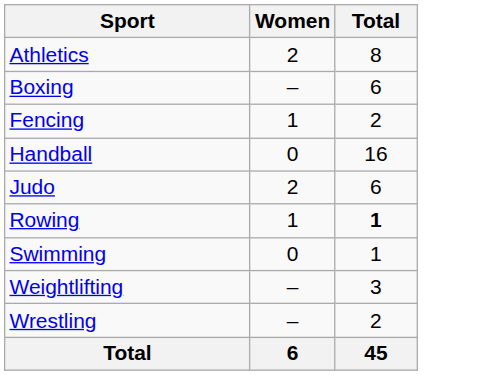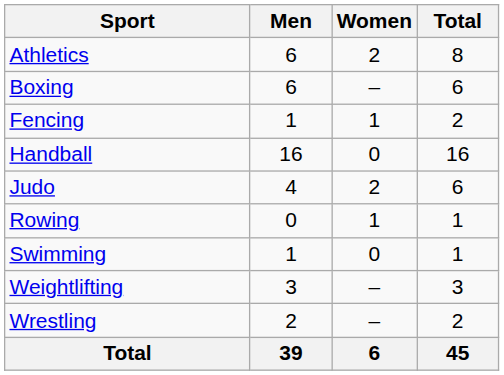+ column: (291, 21)
(376, 220) bold -> (458, 220) normal
